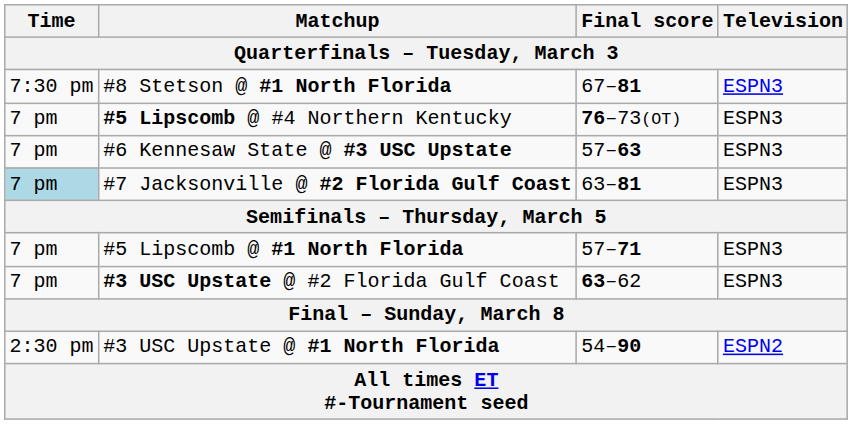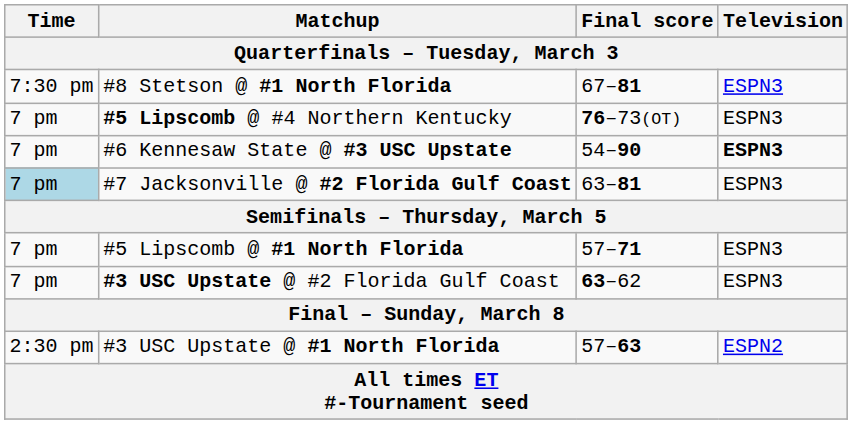(611, 152) 57–63 -> (611, 152) 54–90
(753, 152) normal -> (753, 152) bold
(611, 347) 54–90 -> (611, 347) 57–63
